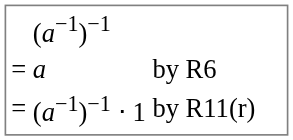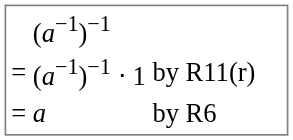rows swapped: (217, 109) <-> (185, 69)
